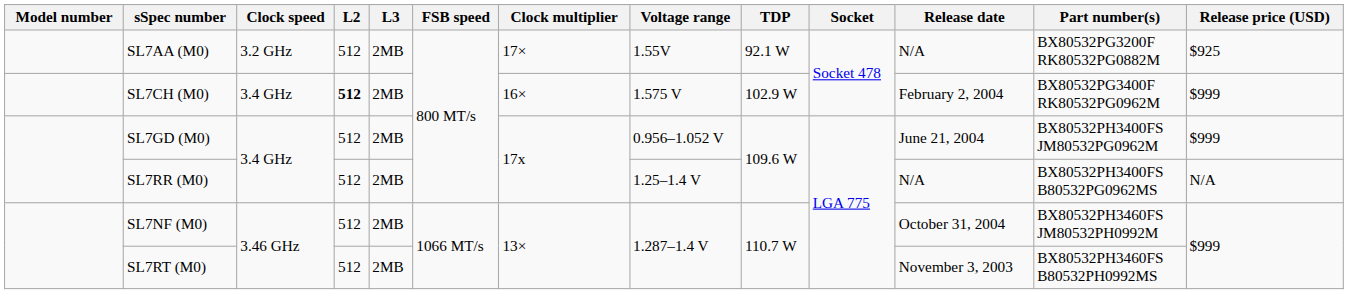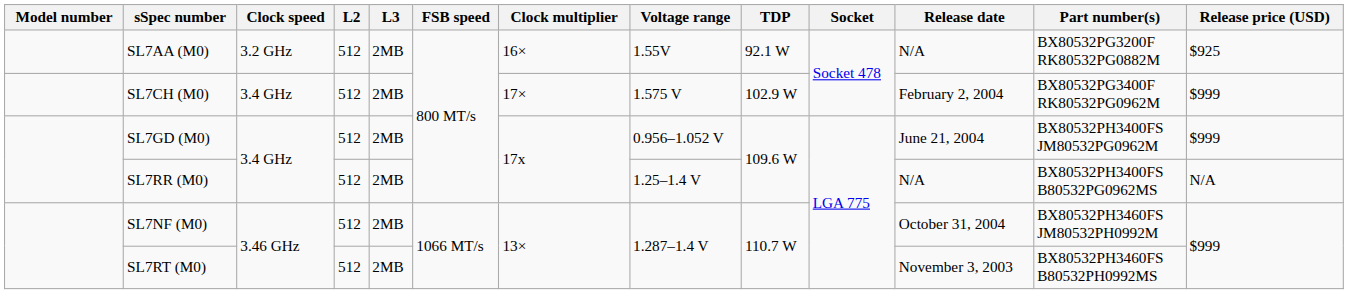(514, 51) 17× -> (514, 51) 16×
(349, 94) bold -> (349, 94) normal
(514, 94) 16× -> (514, 94) 17×
